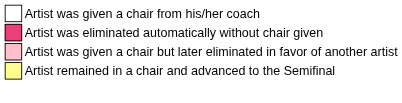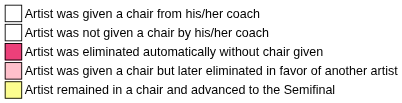+ row: (147, 33)
